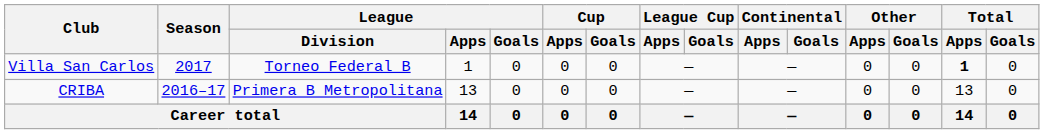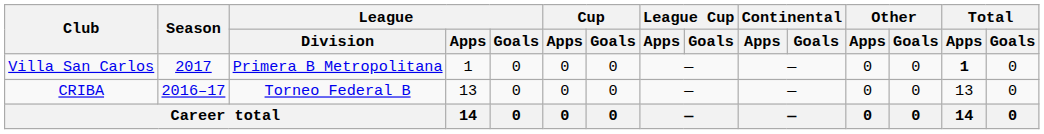(338, 67) Torneo Federal B -> (338, 67) Primera B Metropolitana
(338, 91) Primera B Metropolitana -> (338, 91) Torneo Federal B
